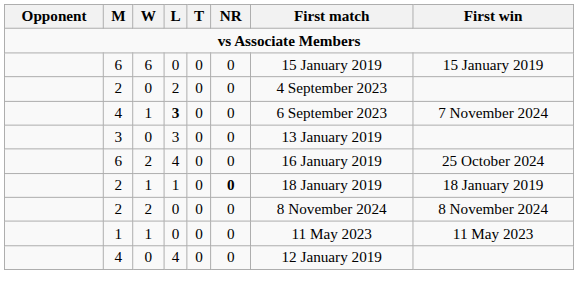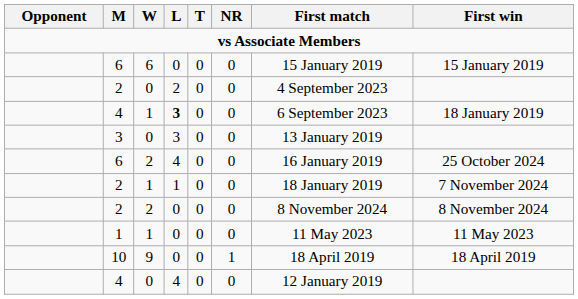(493, 112) 7 November 2024 -> (493, 112) 18 January 2019
(231, 185) bold -> (231, 185) normal
(493, 185) 18 January 2019 -> (493, 185) 7 November 2024
+ row: (119, 257)
